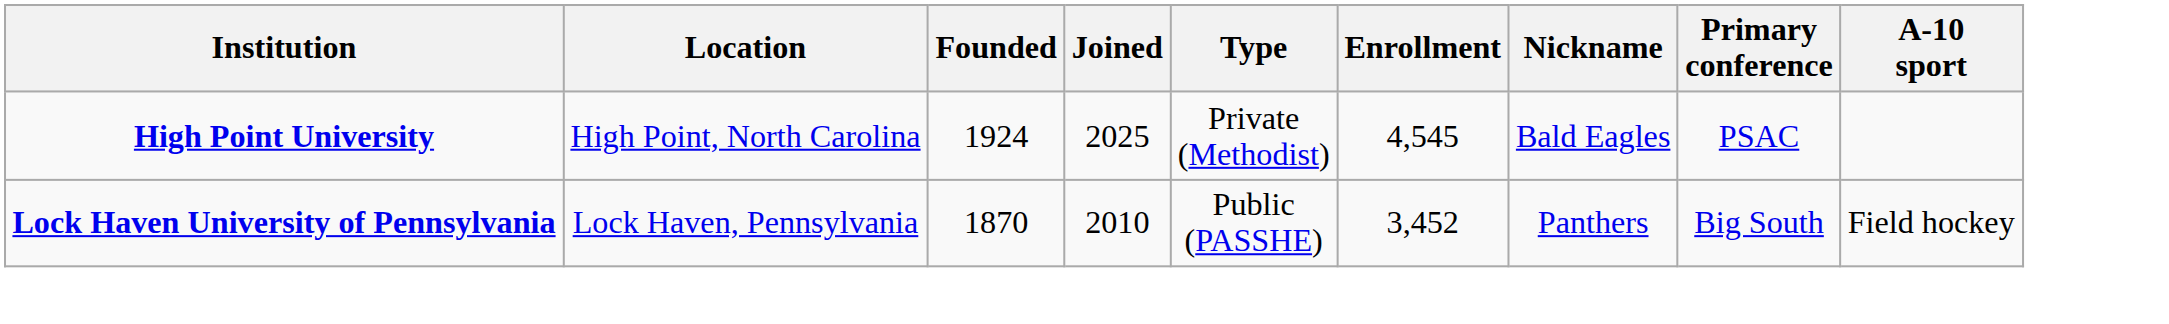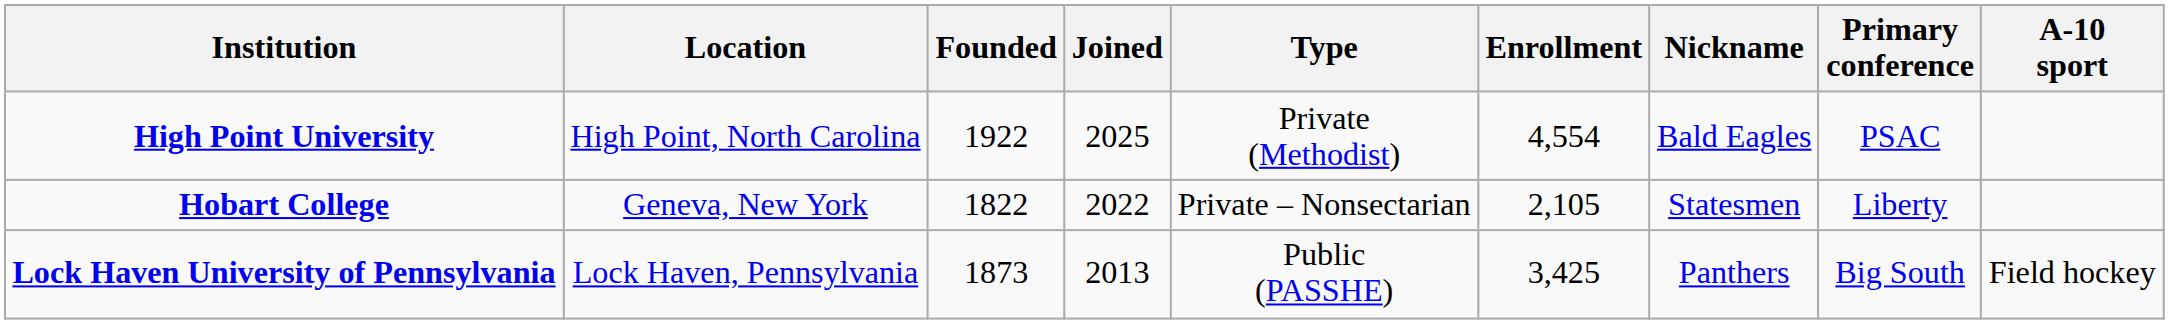(996, 135) 1924 -> (996, 135) 1922
(1423, 135) 4,545 -> (1564, 135) 4,554
+ row: (284, 204)
(996, 222) 1870 -> (996, 273) 1873
(1117, 222) 2010 -> (1117, 273) 2013
(1423, 222) 3,452 -> (1564, 273) 3,425
